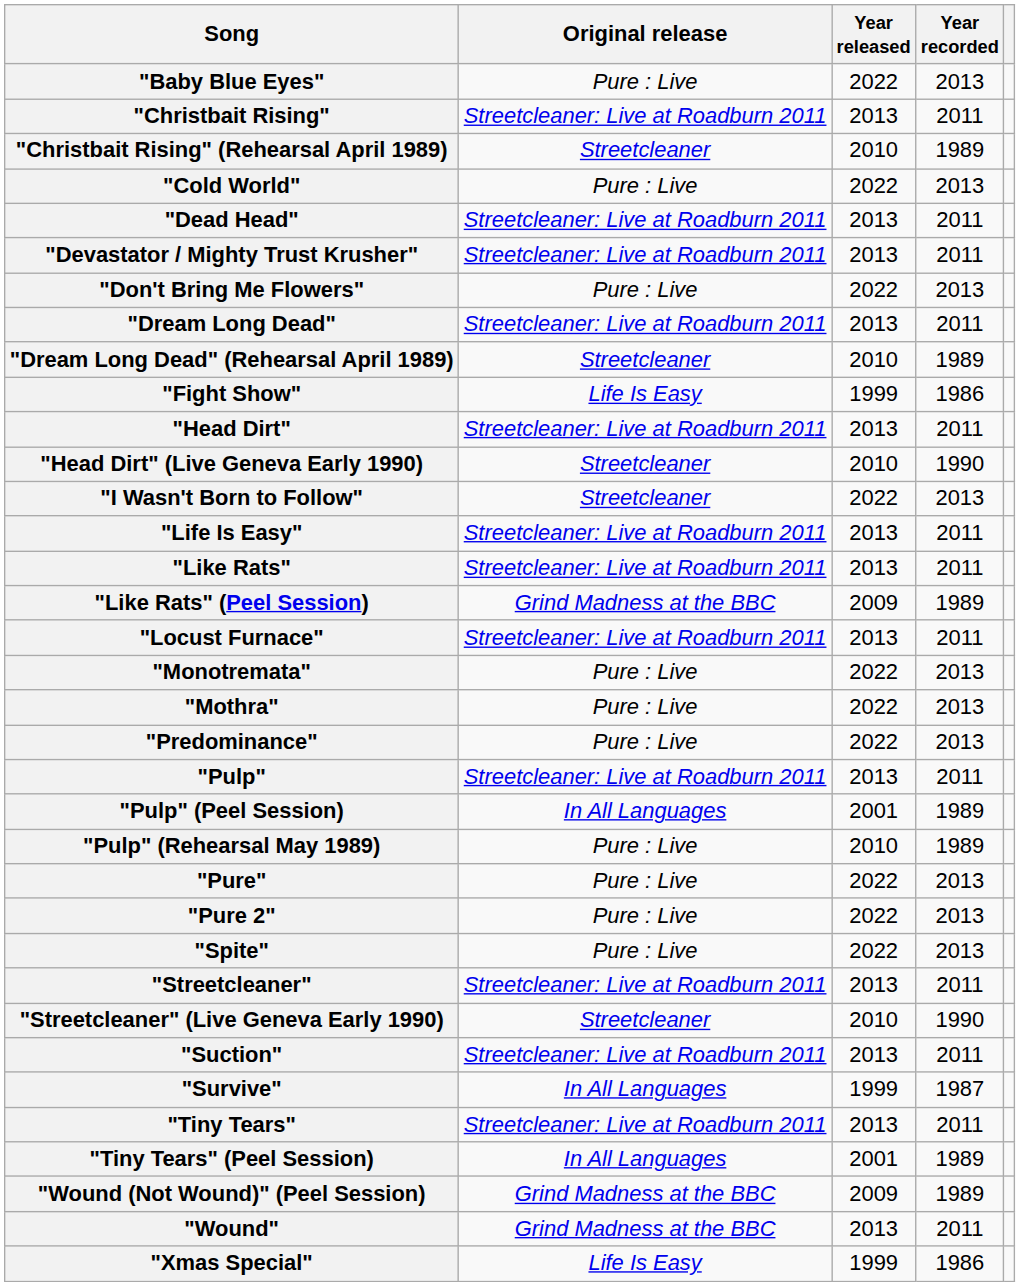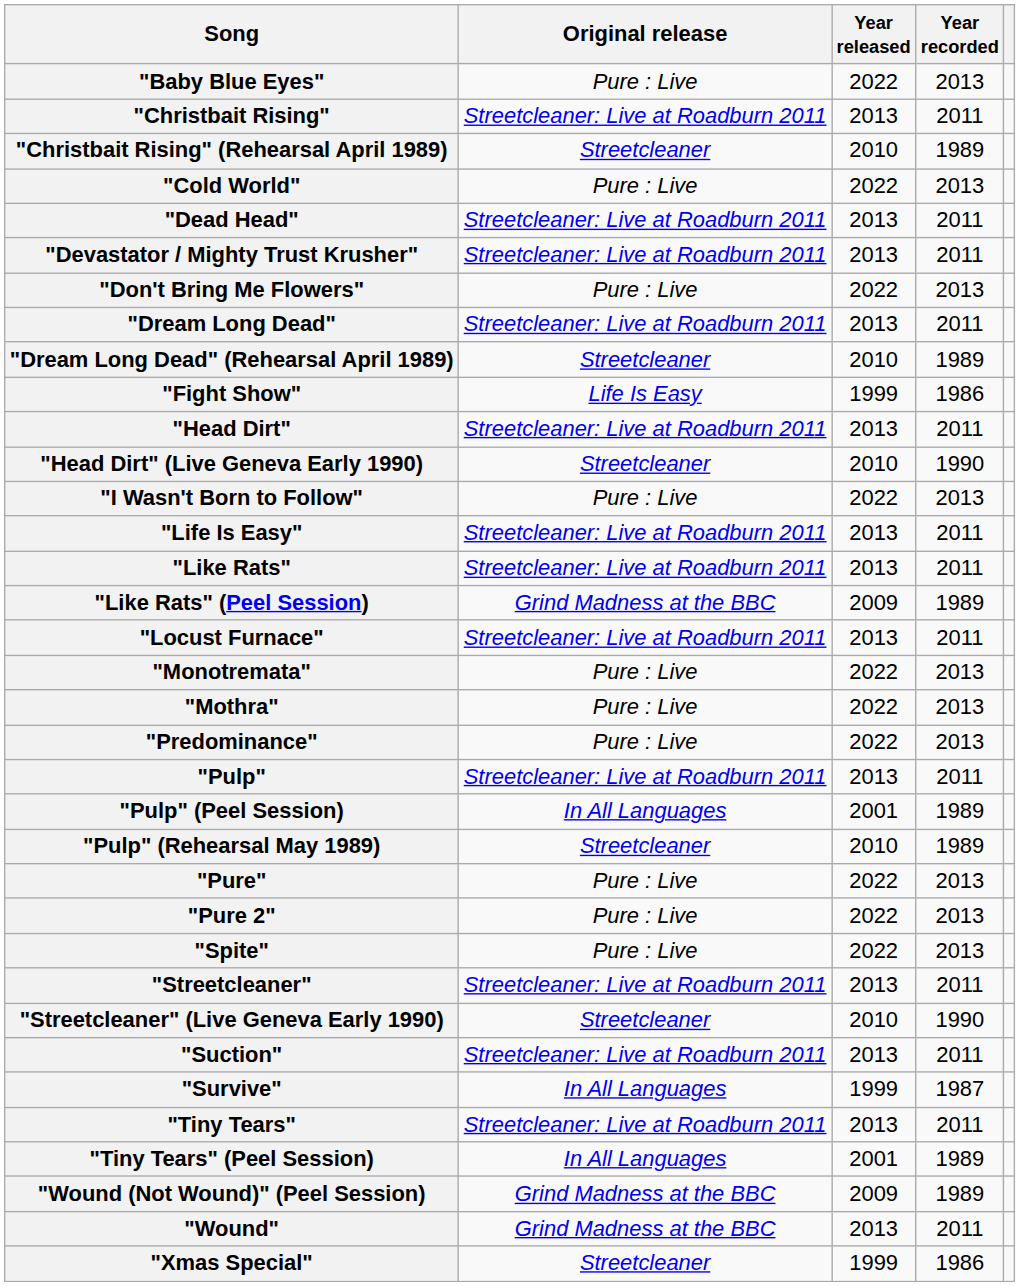(645, 498) Streetcleaner -> (645, 498) Pure : Live
(645, 846) Pure : Live -> (645, 846) Streetcleaner
(645, 1263) Life Is Easy -> (645, 1263) Streetcleaner
